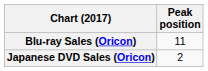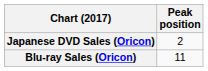rows swapped: (81, 58) <-> (81, 41)
